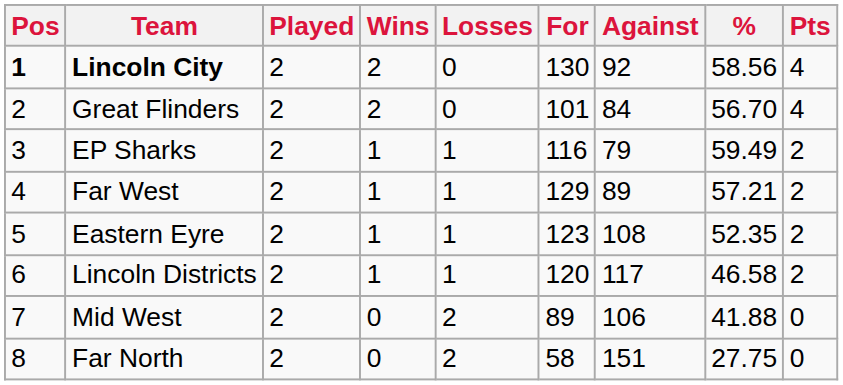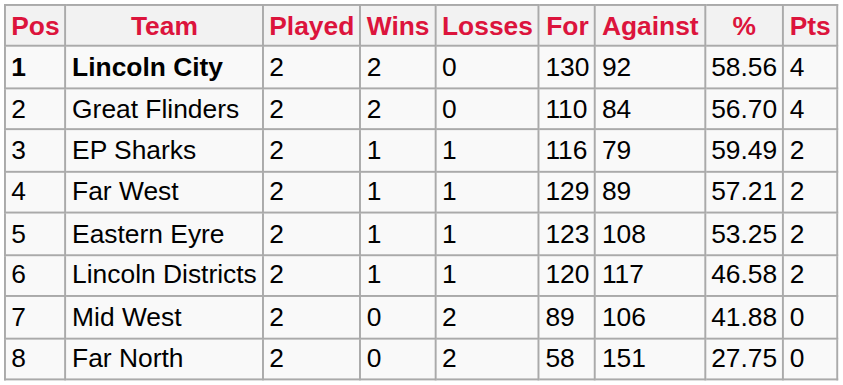(567, 109) 101 -> (566, 109) 110
(744, 233) 52.35 -> (744, 233) 53.25
